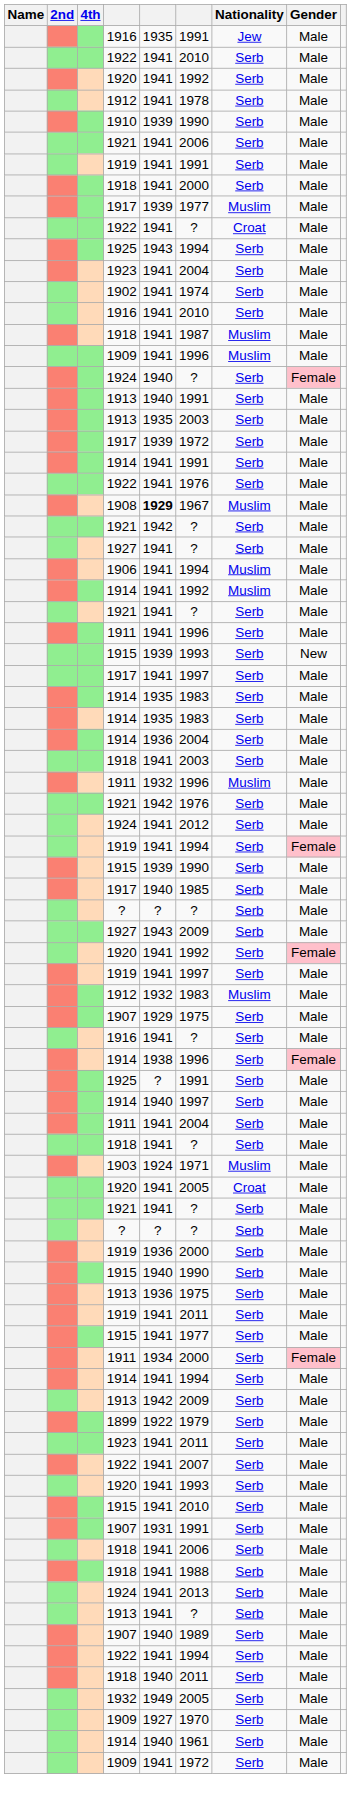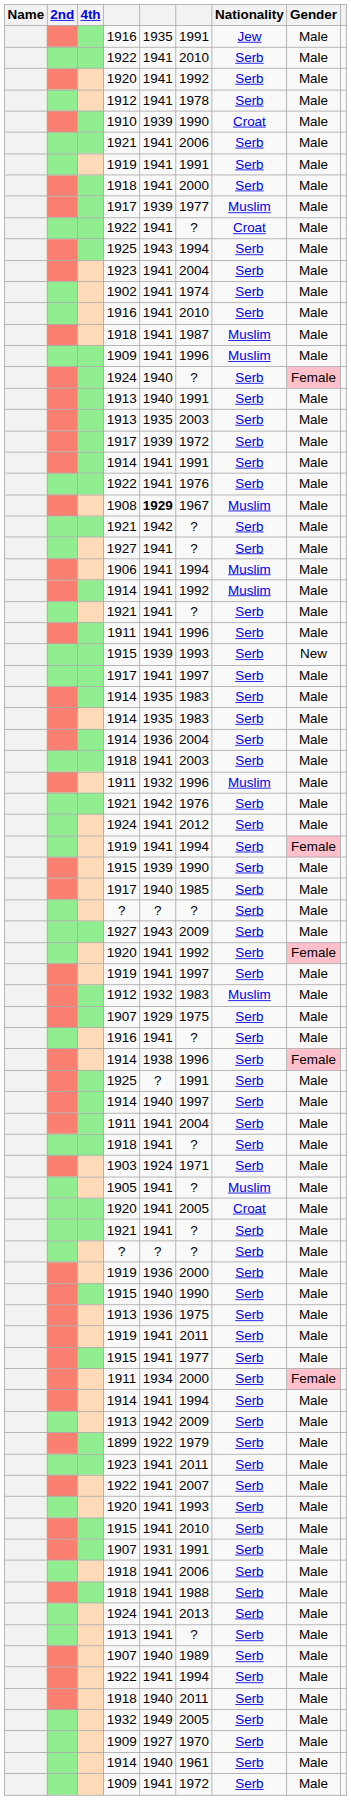(249, 121) Serb -> (249, 121) Croat
(249, 1166) Muslim -> (249, 1166) Serb
+ row: (26, 1187)
